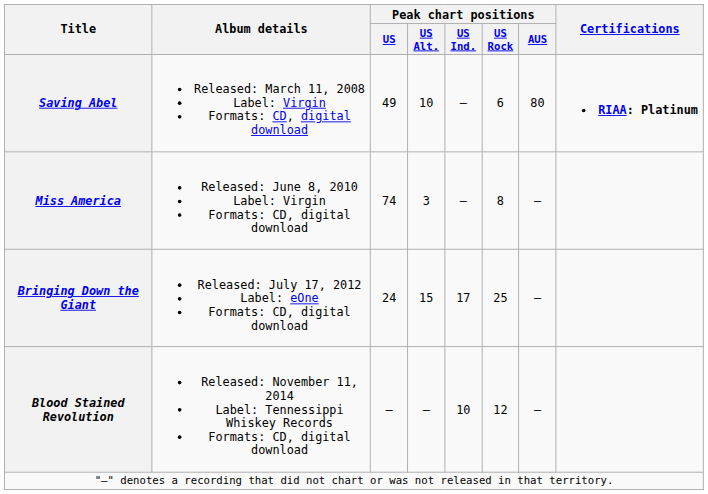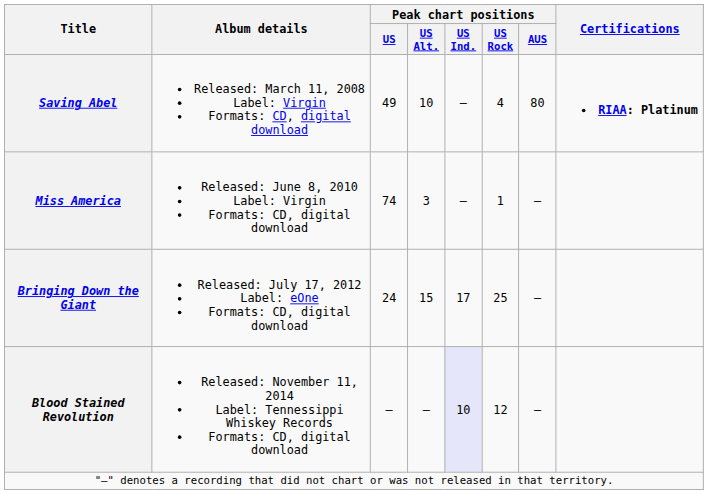(500, 103) 6 -> (500, 103) 4
(500, 201) 8 -> (500, 201) 1
(463, 409) no background -> (463, 409) lavender background
